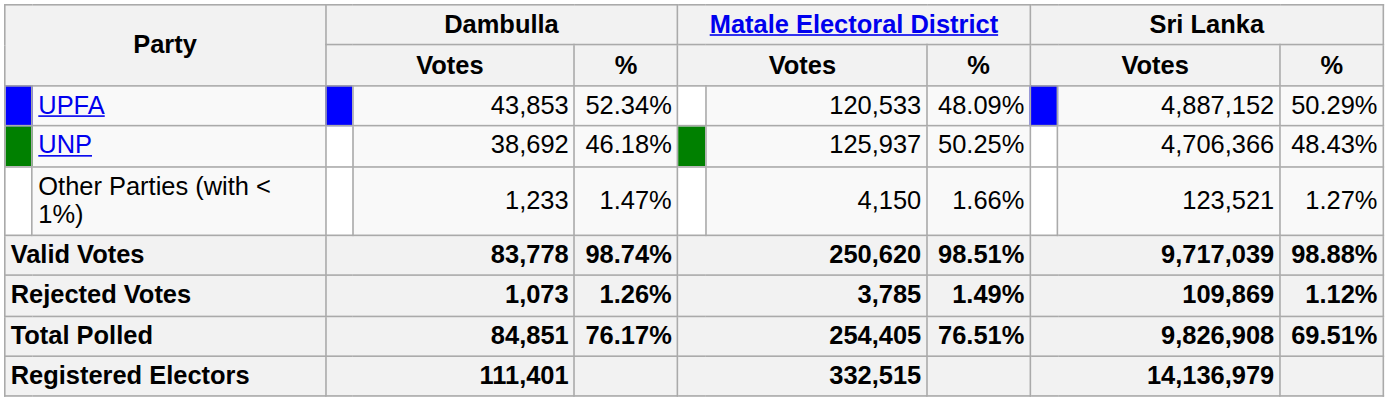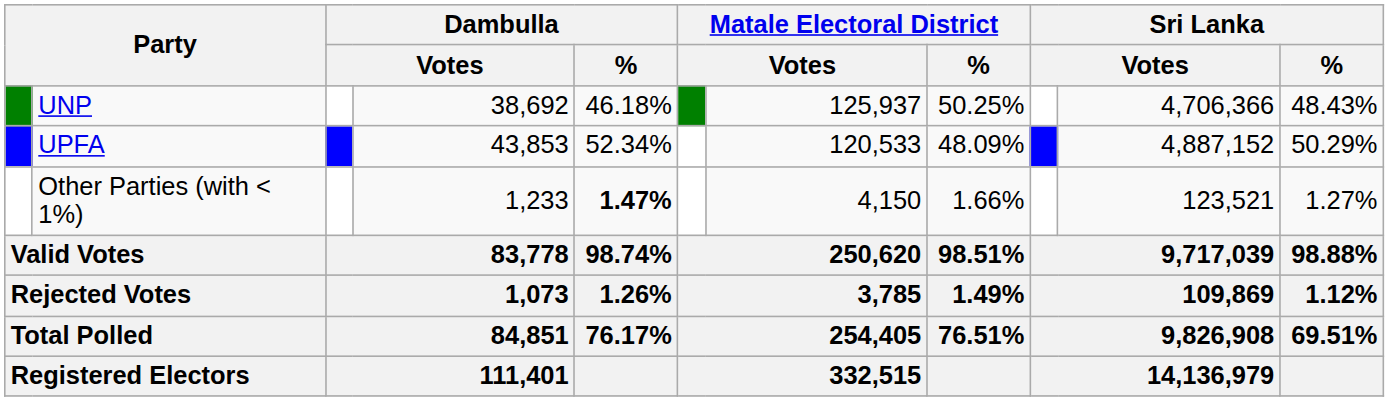rows swapped: (72, 105) <-> (65, 145)
(636, 200) normal -> (636, 200) bold
